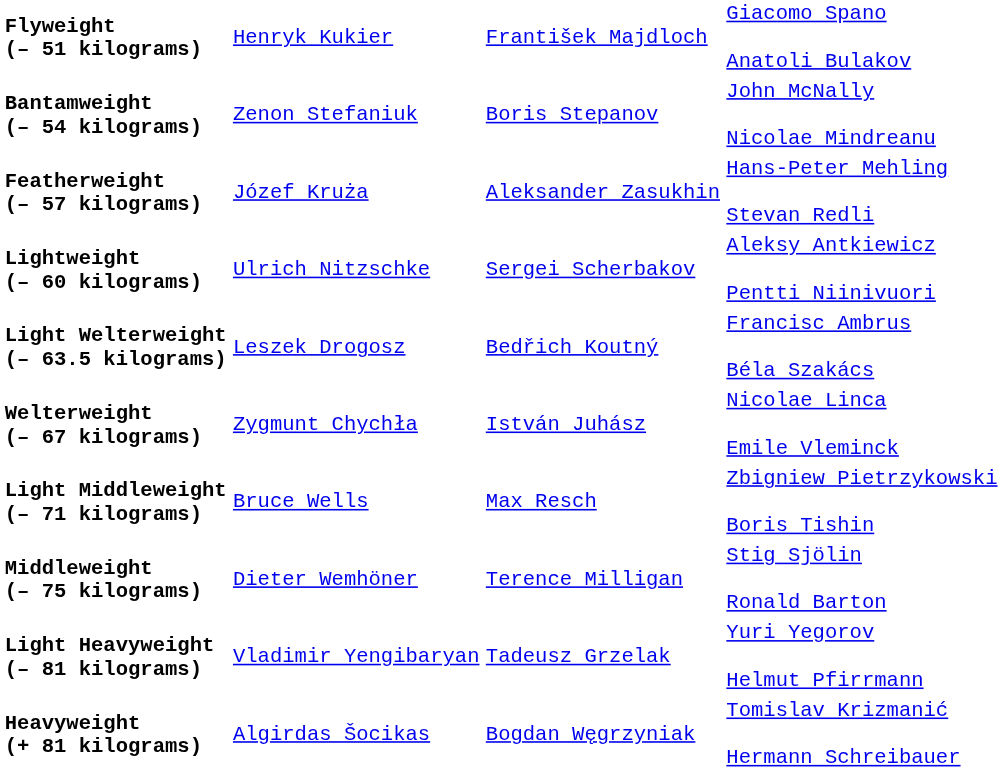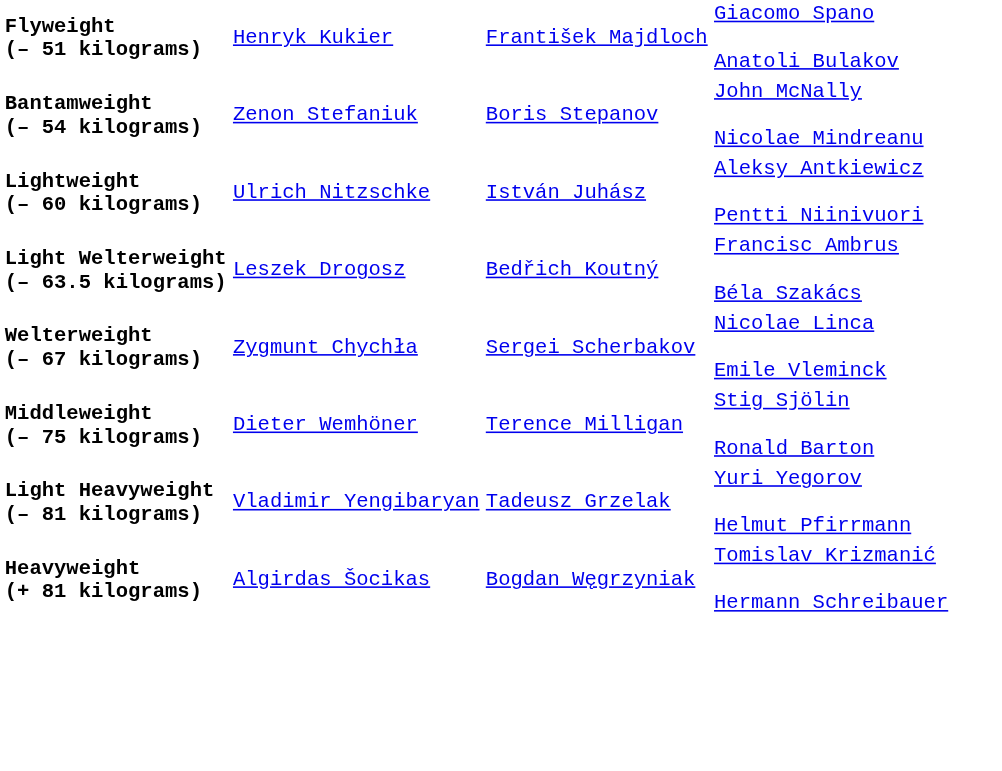- row: (103, 192)
(591, 270) Sergei Scherbakov -> (566, 192) István Juhász
(566, 424) István Juhász -> (591, 347) Sergei Scherbakov
- row: (116, 502)
